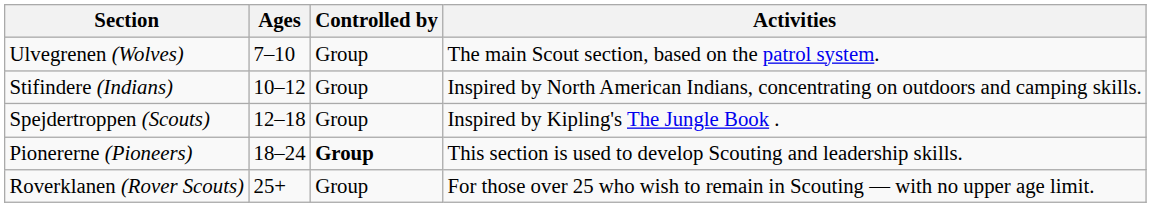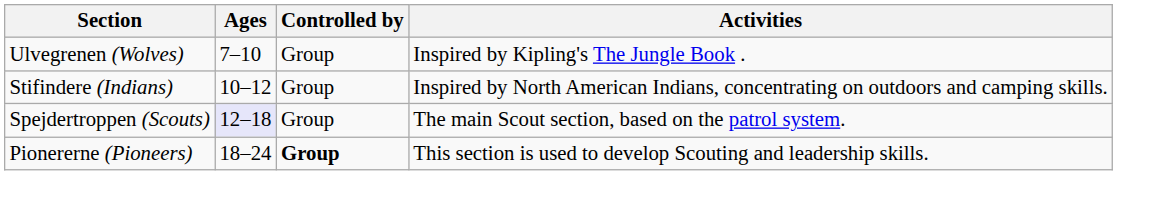(663, 53) The main Scout section, based on the patrol system. -> (579, 53) Inspired by Kipling's The Jungle Book .
(280, 119) no background -> (245, 119) lavender background
(613, 119) Inspired by Kipling's The Jungle Book . -> (629, 119) The main Scout section, based on the patrol system.
- row: (127, 185)
